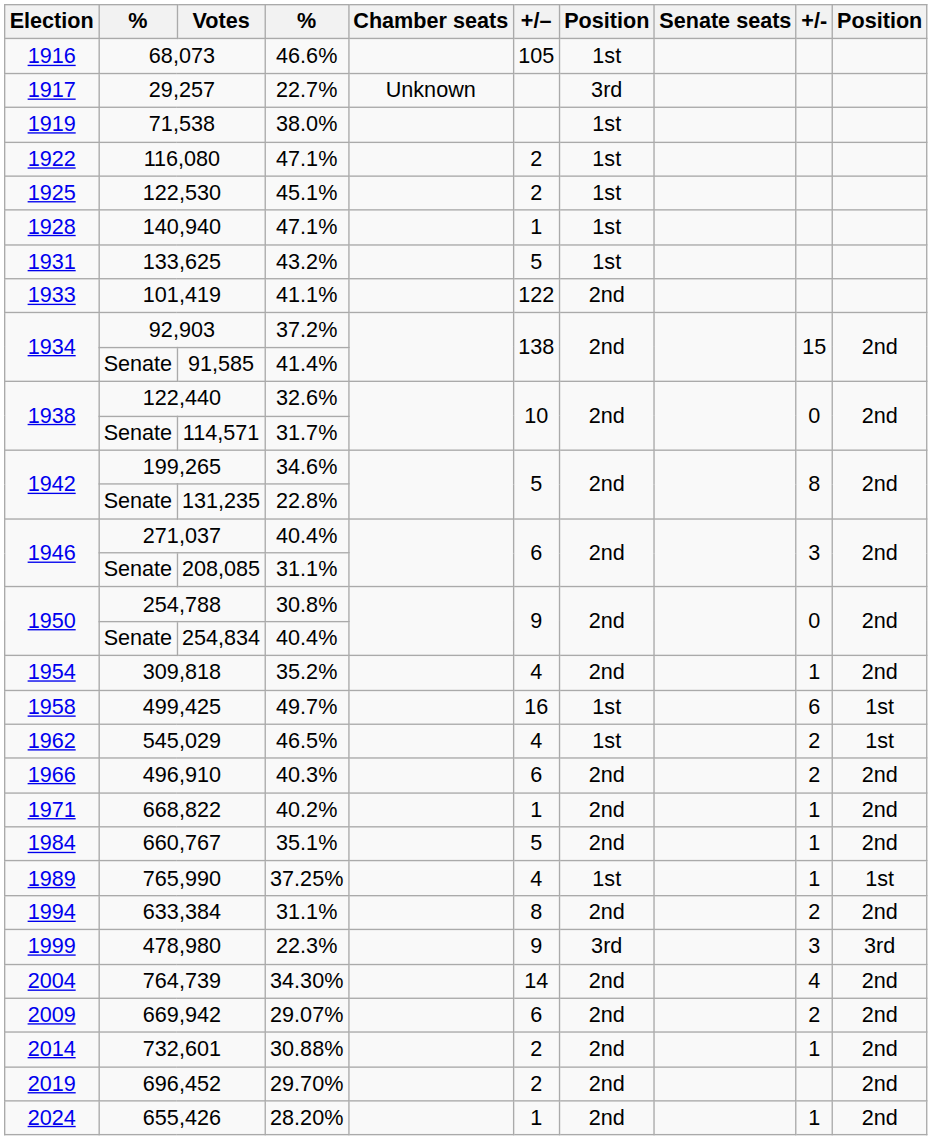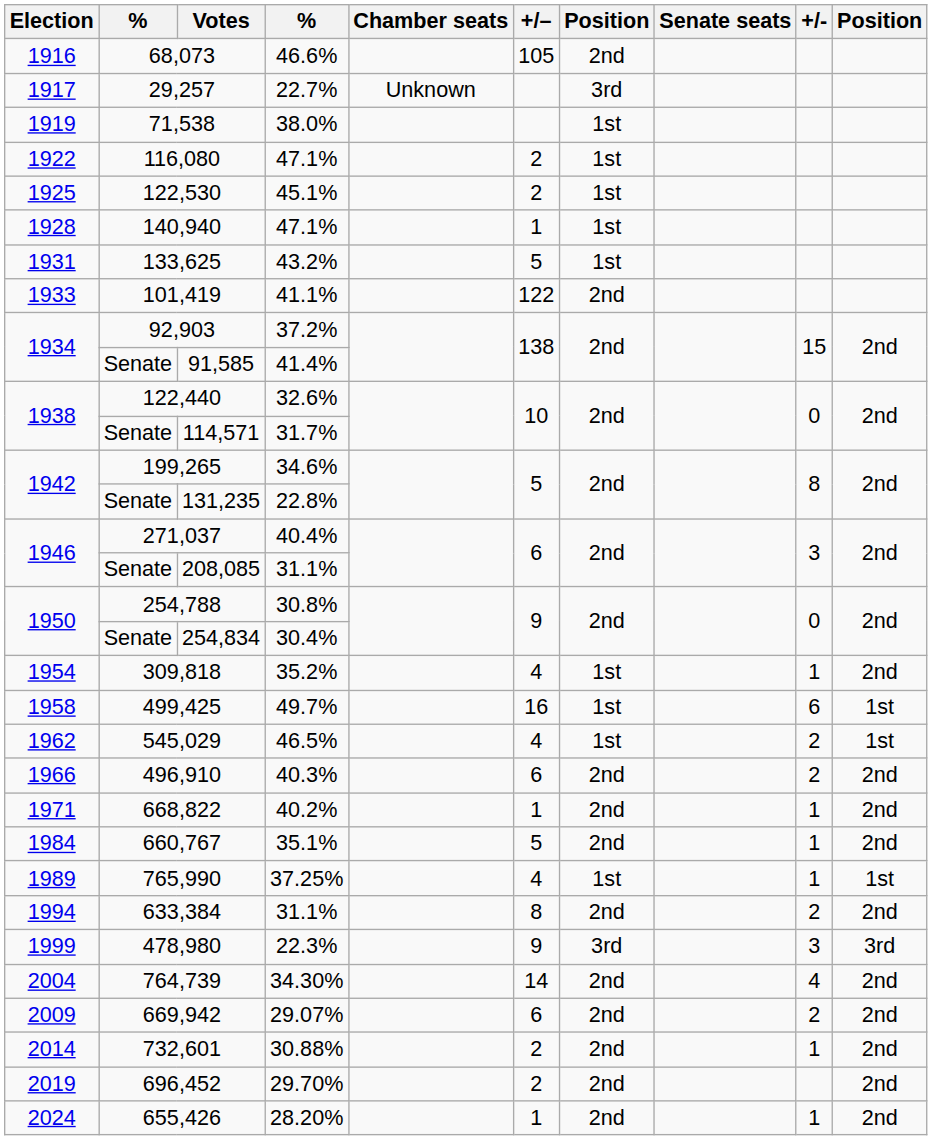(607, 55) 1st -> (607, 55) 2nd
(307, 638) 40.4% -> (307, 638) 30.4%
(607, 672) 2nd -> (607, 672) 1st
